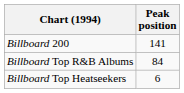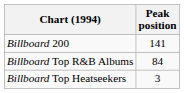(158, 79) 6 -> (158, 79) 3
